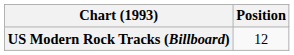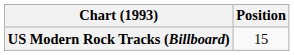(261, 38) 12 -> (261, 38) 15
